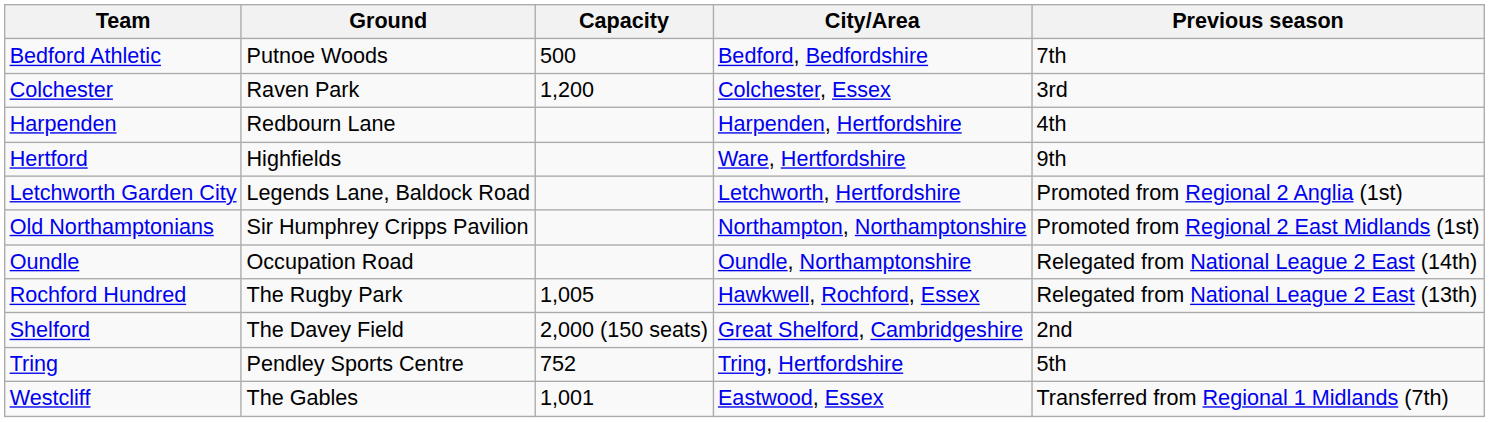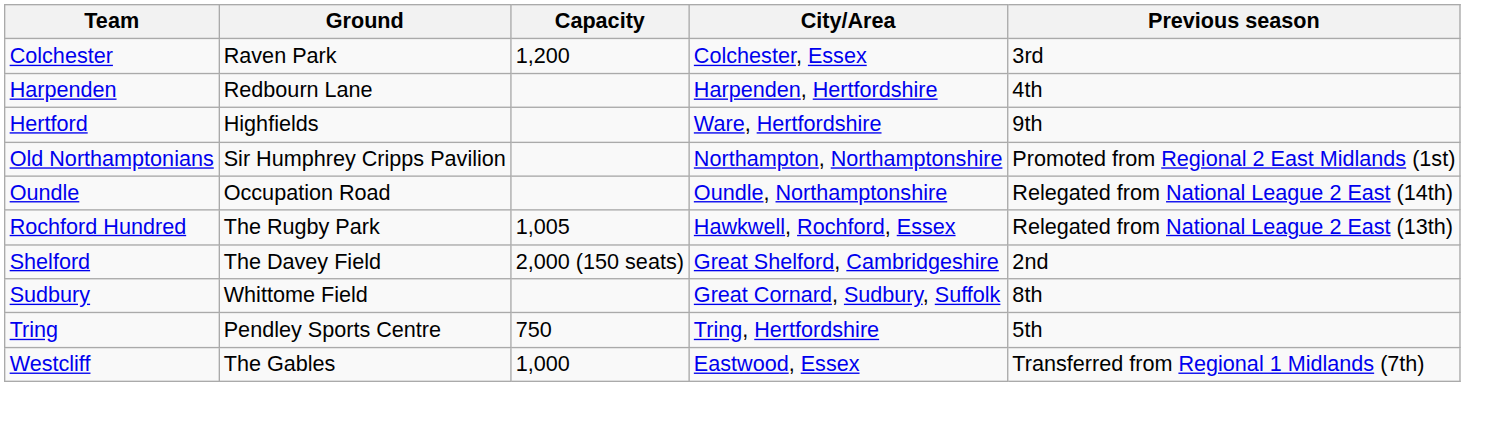- row: (85, 55)
- row: (123, 192)
+ row: (50, 295)
(558, 364) 752 -> (534, 329) 750
(567, 398) 1,001 -> (543, 364) 1,000
